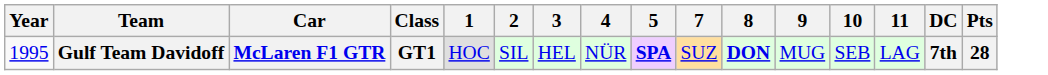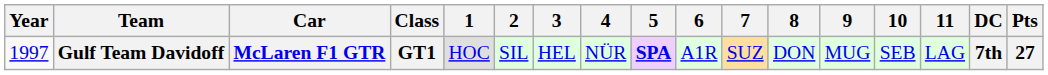+ column: (699, 20)
(29, 52) 1995 -> (29, 52) 1997
(748, 52) bold -> (794, 52) normal
(980, 52) 28 -> (1025, 52) 27
